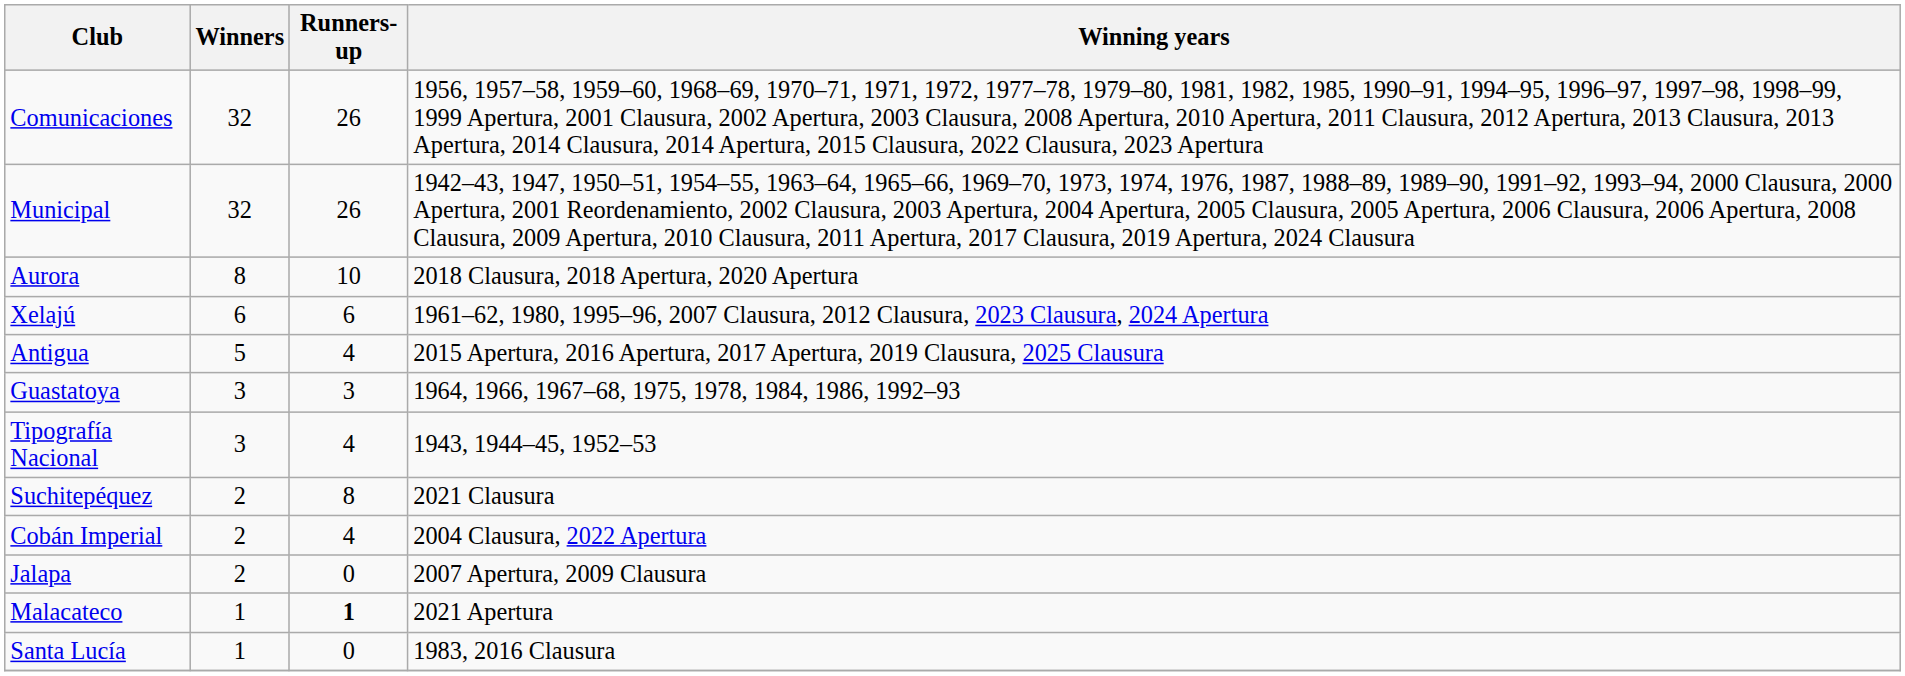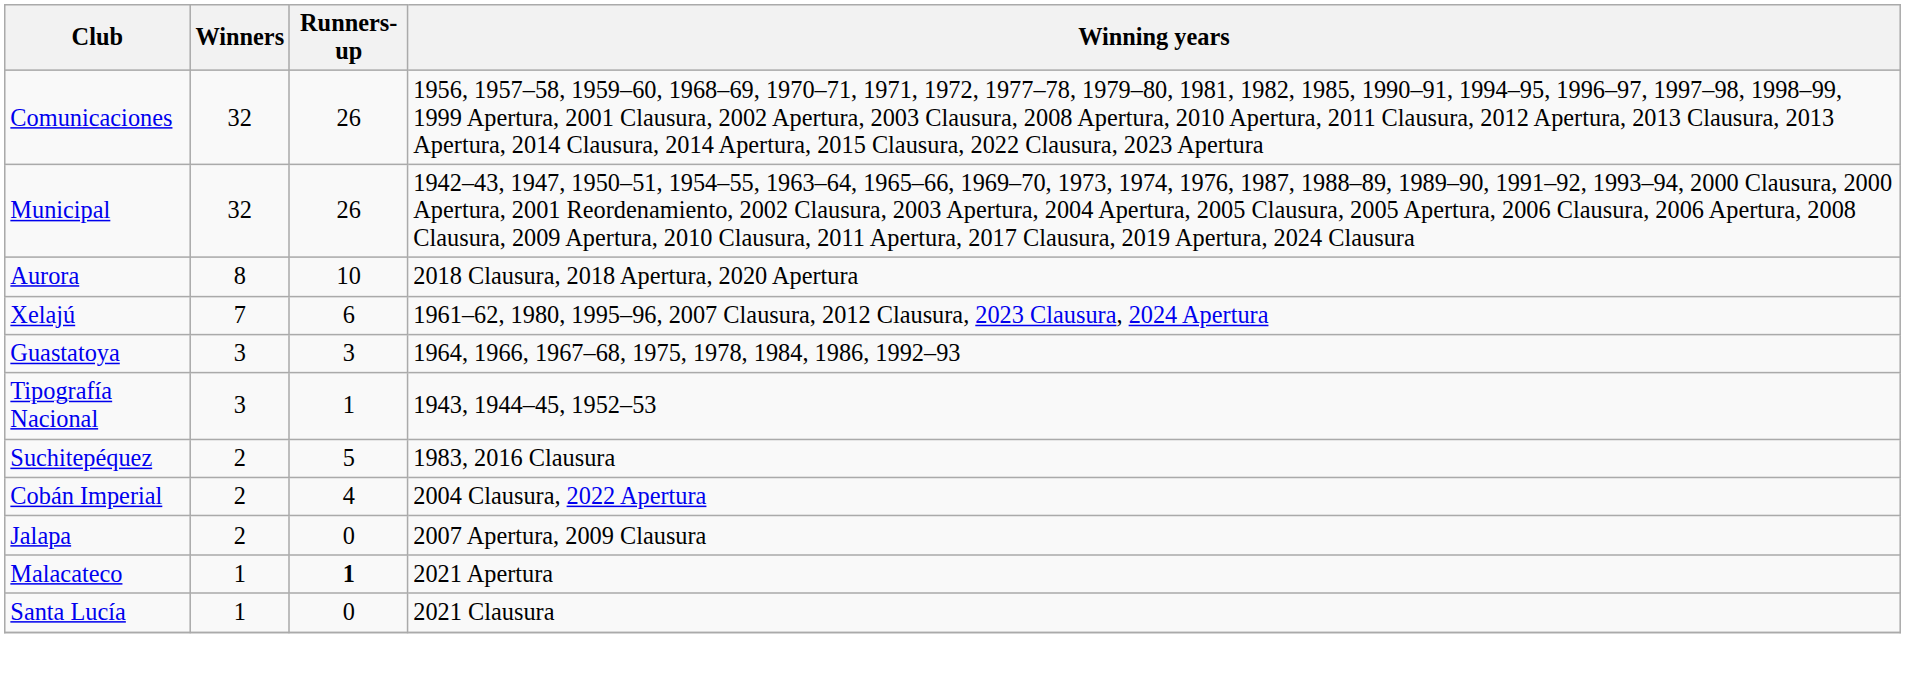(240, 314) 6 -> (240, 314) 7
- row: (50, 353)
(349, 444) 4 -> (349, 405) 1
(349, 496) 8 -> (349, 457) 5
(484, 496) 2021 Clausura -> (514, 457) 1983, 2016 Clausura
(514, 650) 1983, 2016 Clausura -> (484, 612) 2021 Clausura
